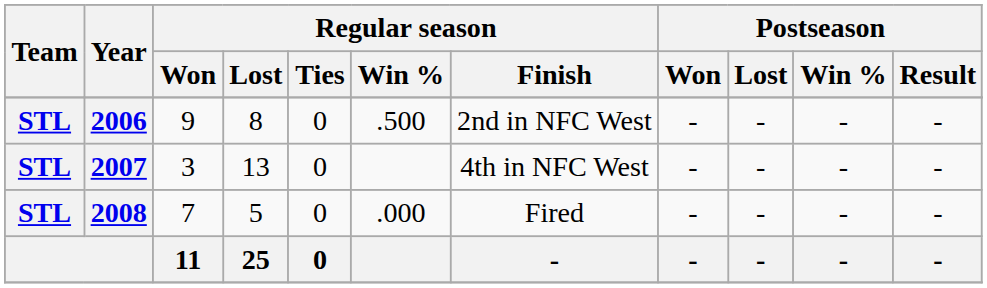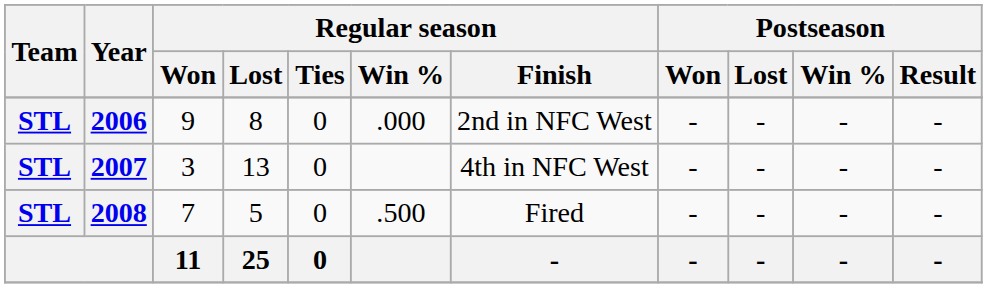(401, 120) .500 -> (401, 120) .000
(401, 213) .000 -> (401, 213) .500
